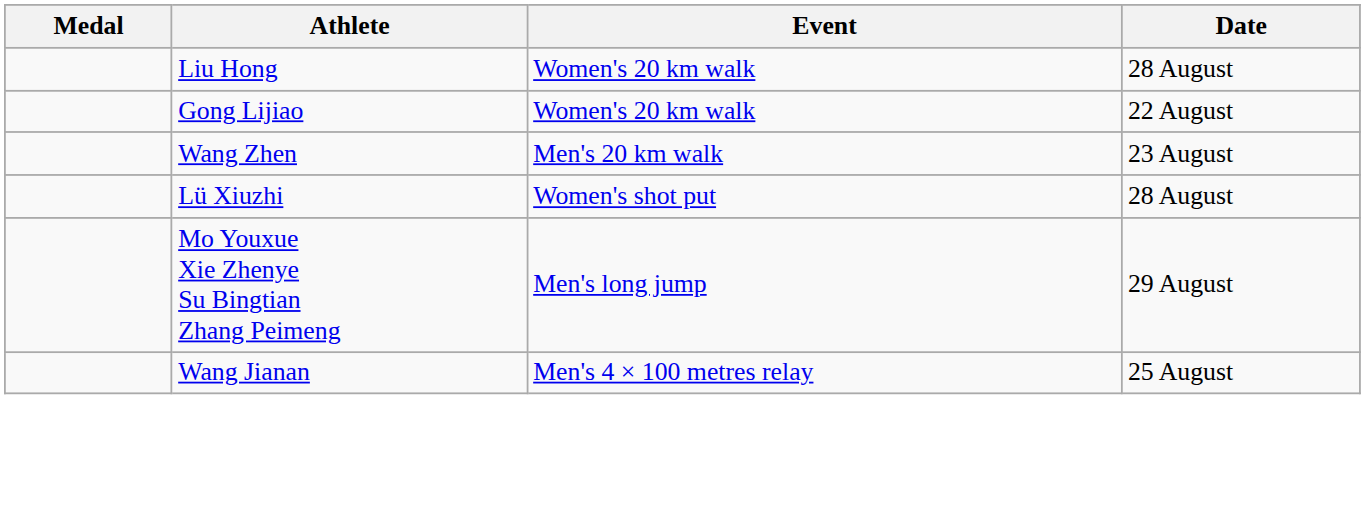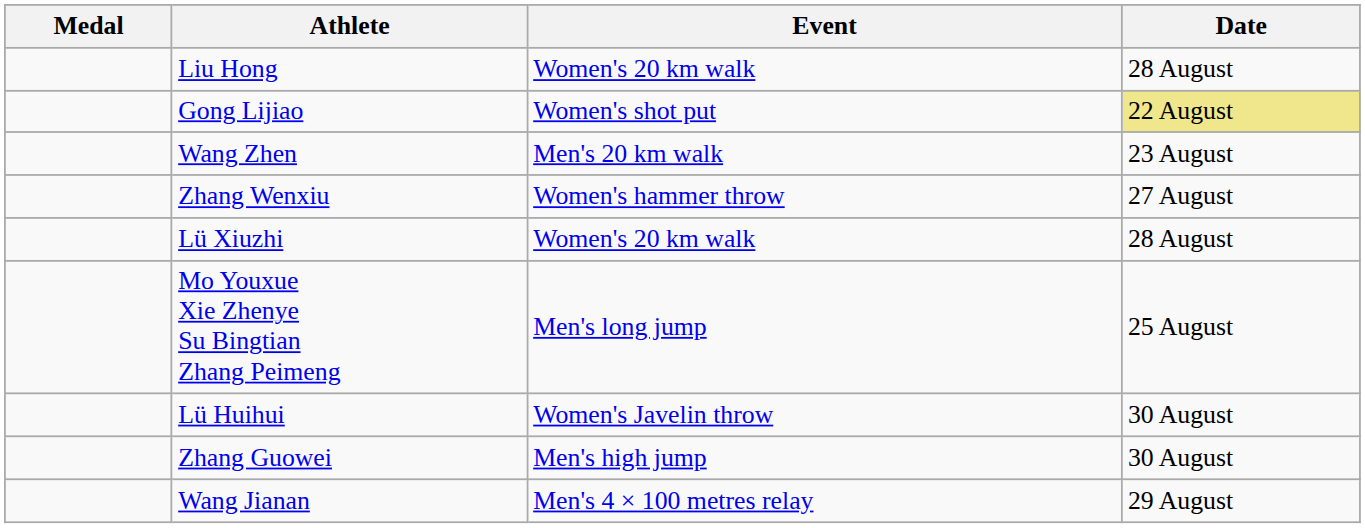(644, 111) Women's 20 km walk -> (625, 111) Women's shot put
(1181, 111) no background -> (1181, 111) khaki background
+ row: (254, 196)
(625, 196) Women's shot put -> (644, 238) Women's 20 km walk
(1181, 284) 29 August -> (1181, 326) 25 August
+ row: (231, 415)
+ row: (255, 457)
(1181, 372) 25 August -> (1181, 500) 29 August
